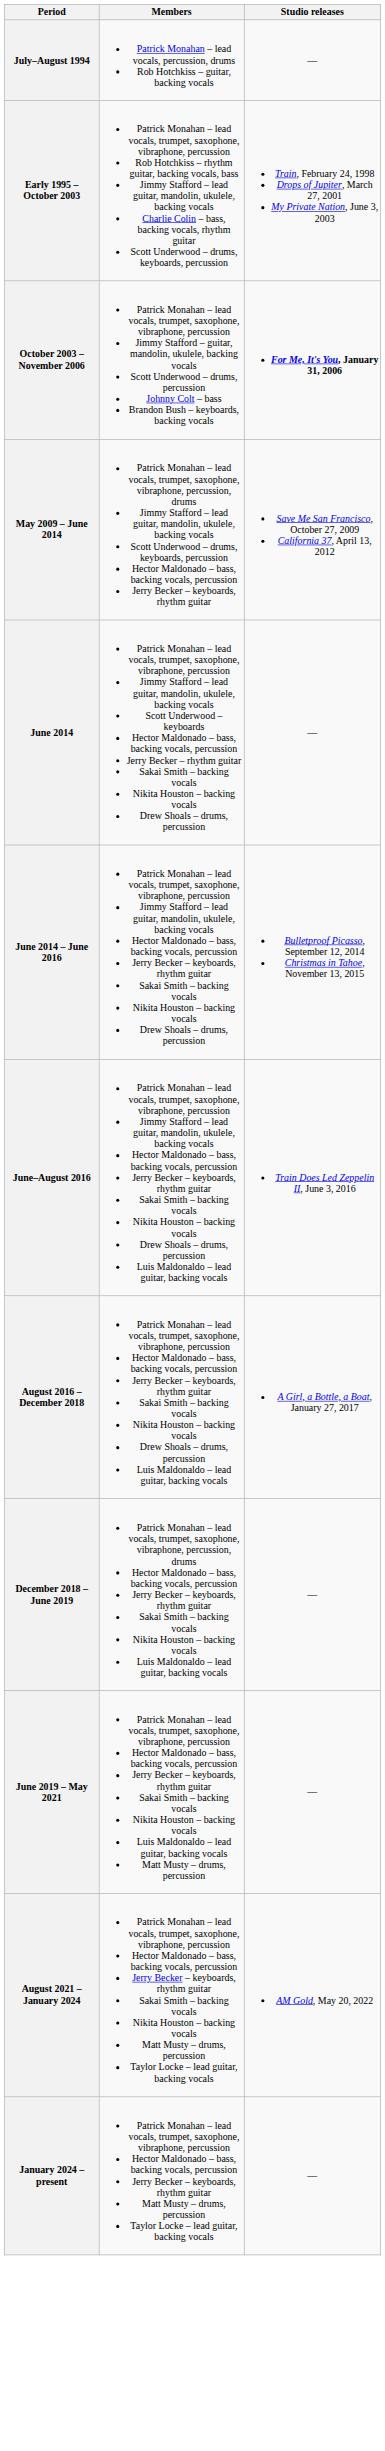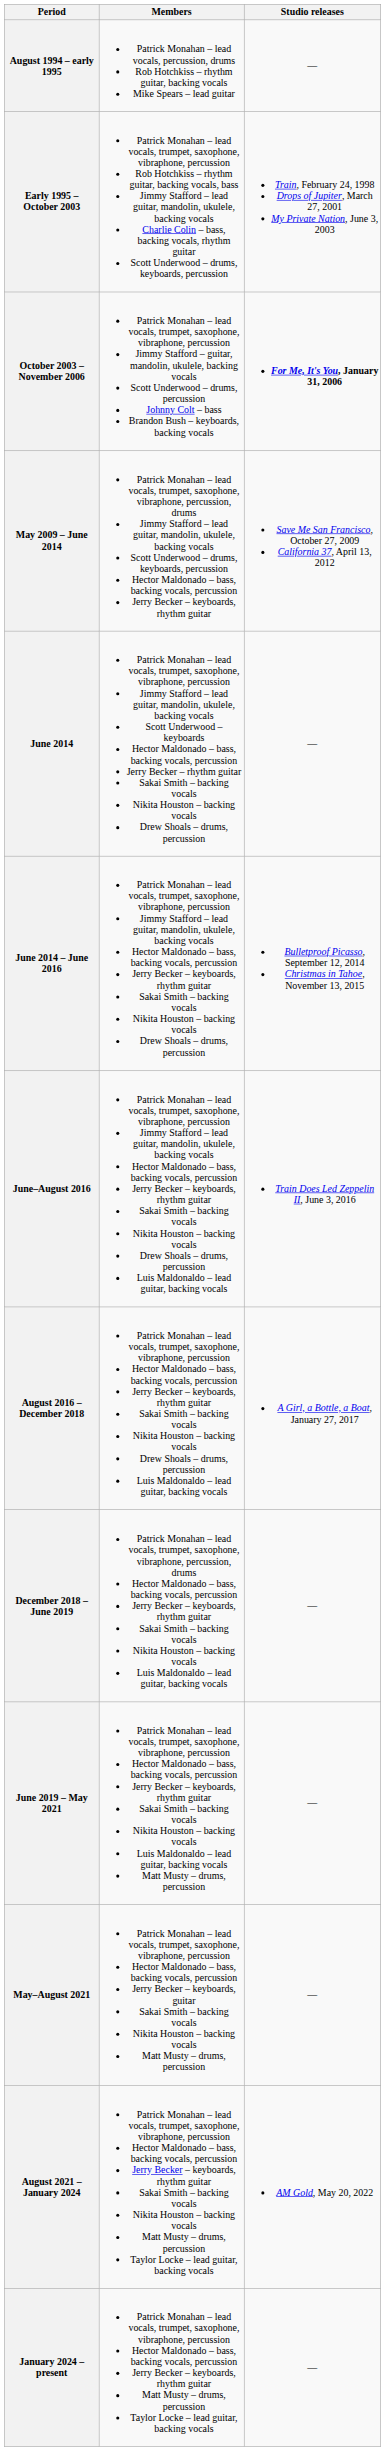- row: (52, 60)
+ row: (52, 65)
+ row: (52, 1995)
